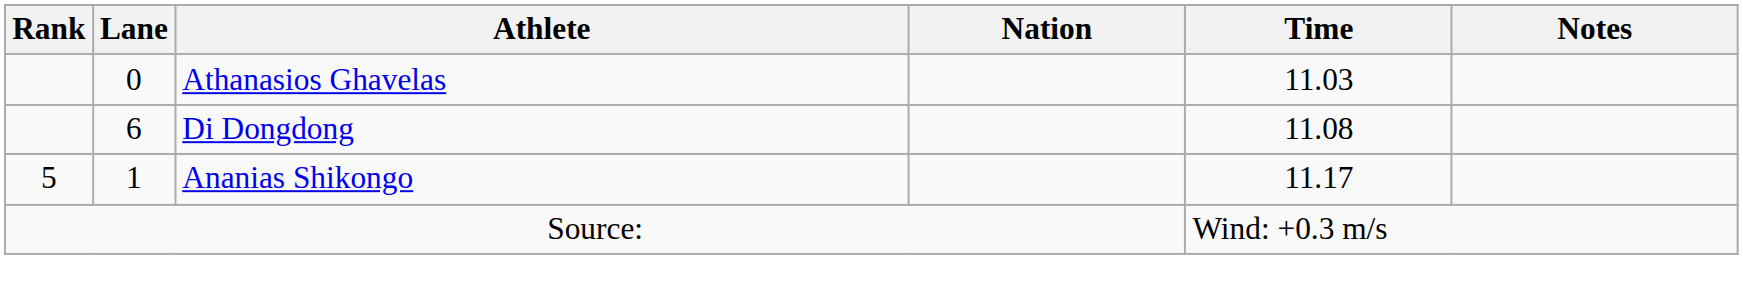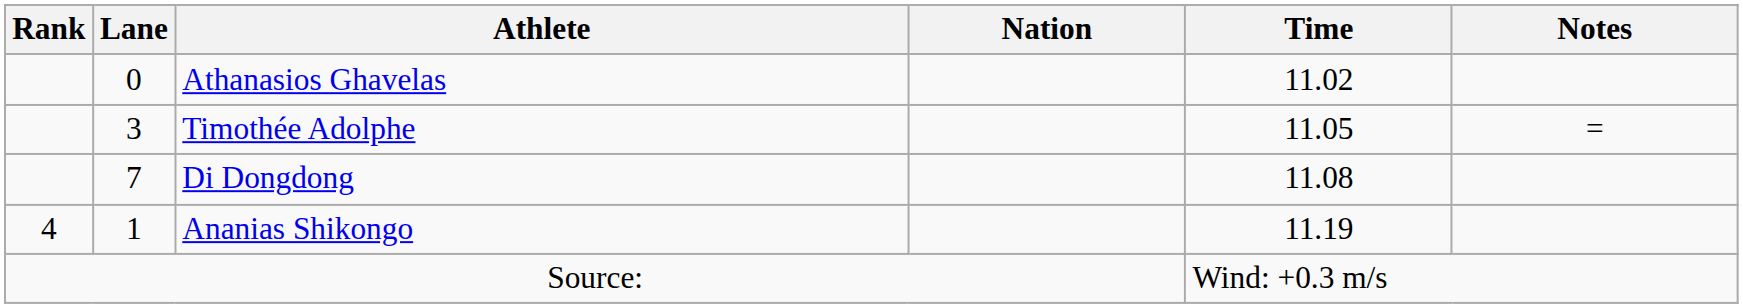(1319, 79) 11.03 -> (1319, 79) 11.02
+ row: (299, 128)
(134, 128) 6 -> (134, 178) 7
(49, 178) 5 -> (49, 228) 4
(1319, 178) 11.17 -> (1319, 228) 11.19
